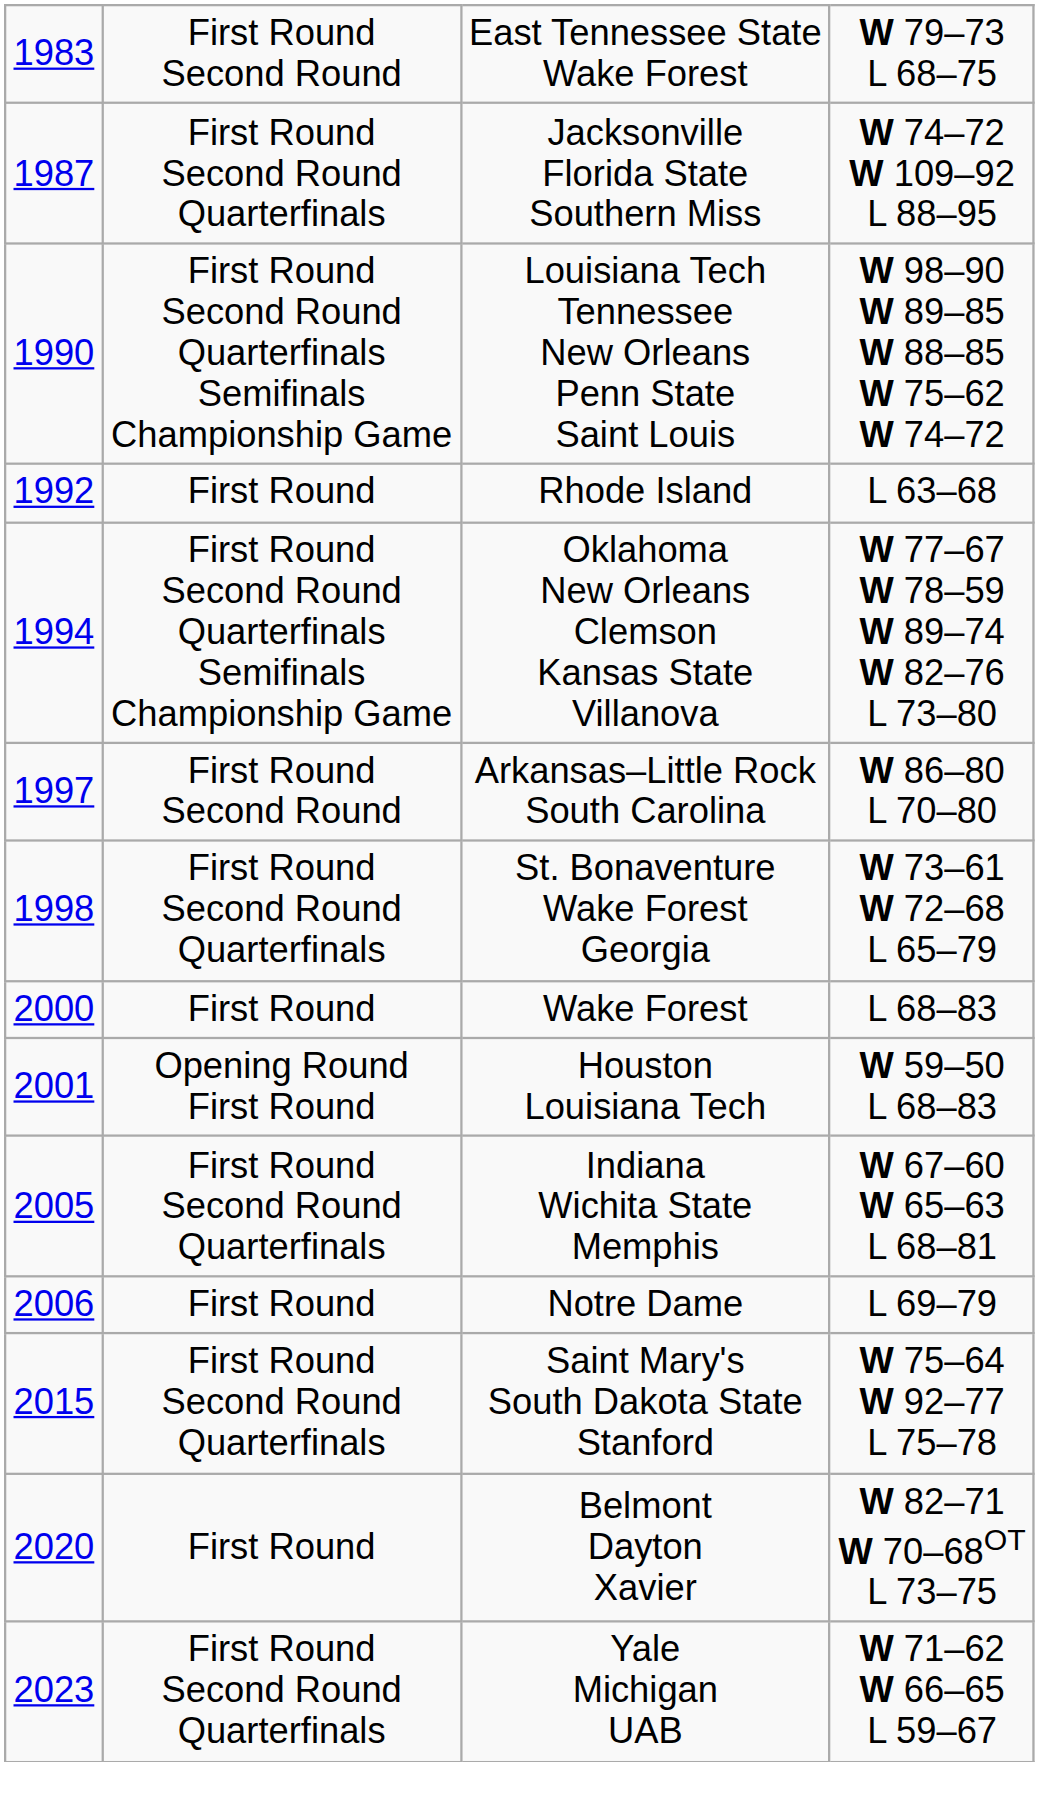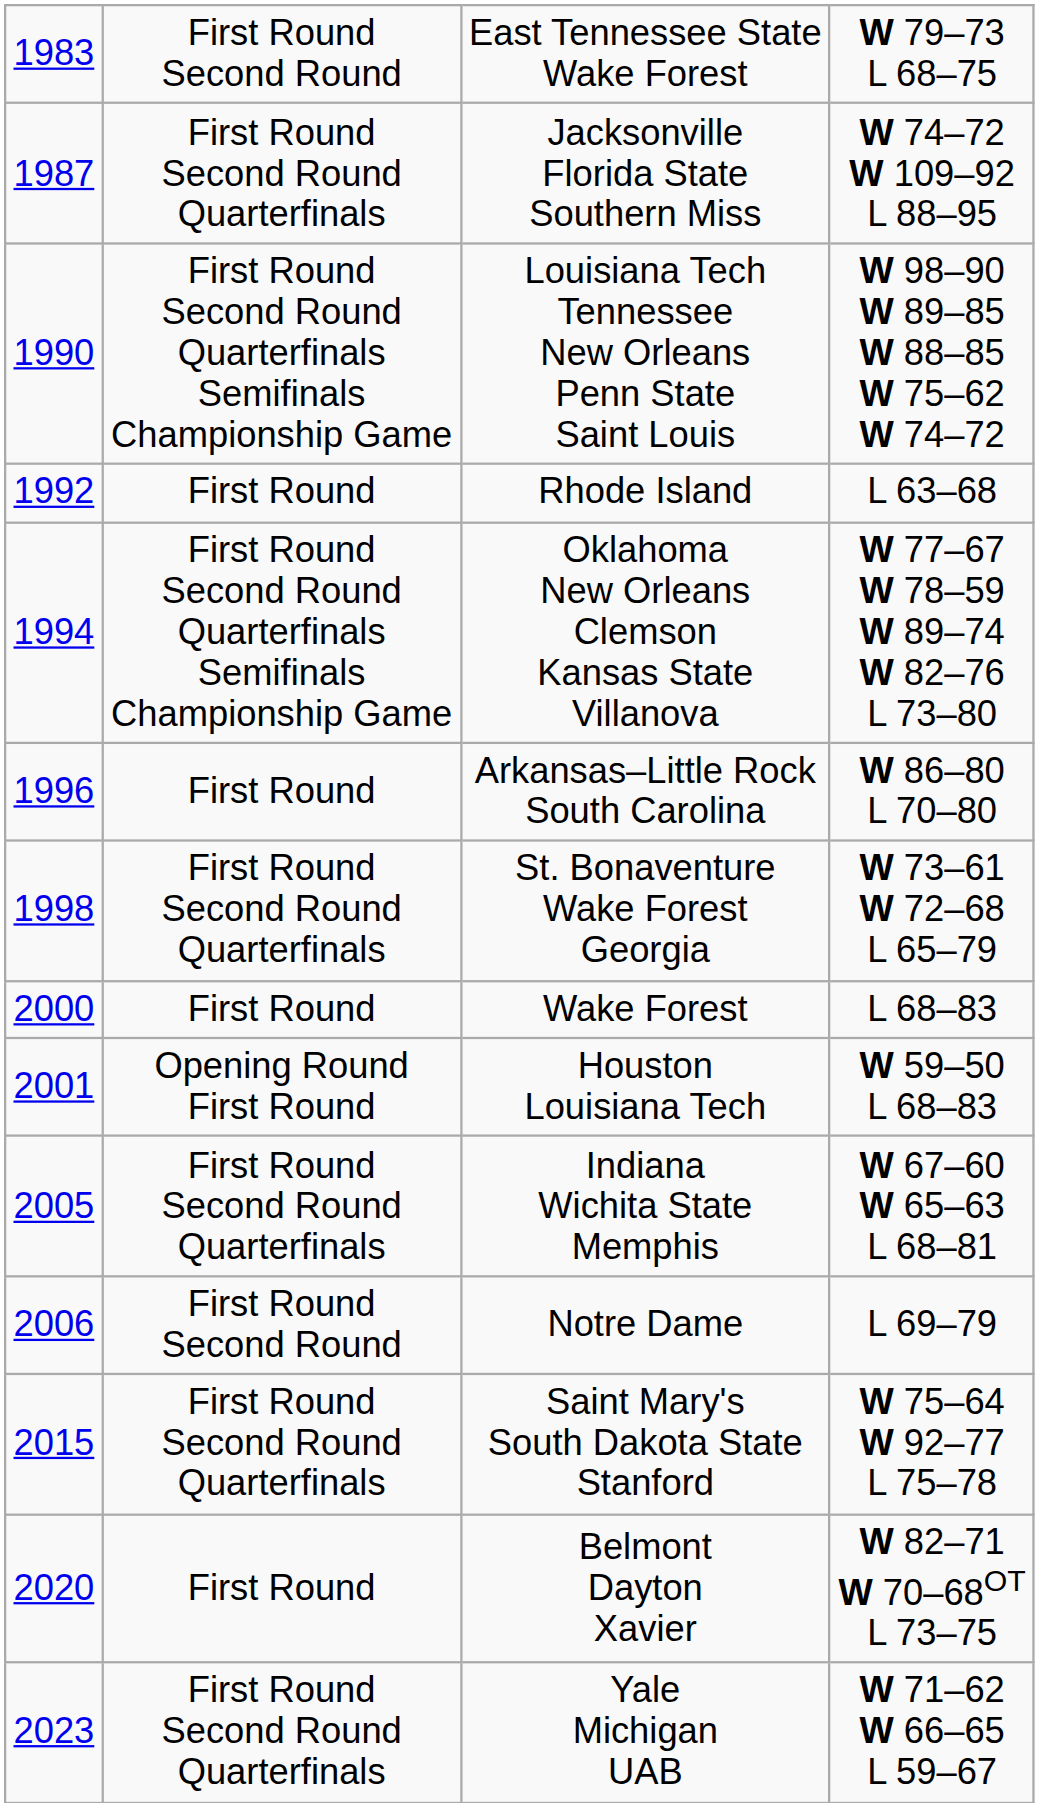(54, 791) 1997 -> (54, 791) 1996
(282, 791) First Round Second Round -> (282, 791) First Round
(282, 1303) First Round -> (282, 1324) First Round Second Round
